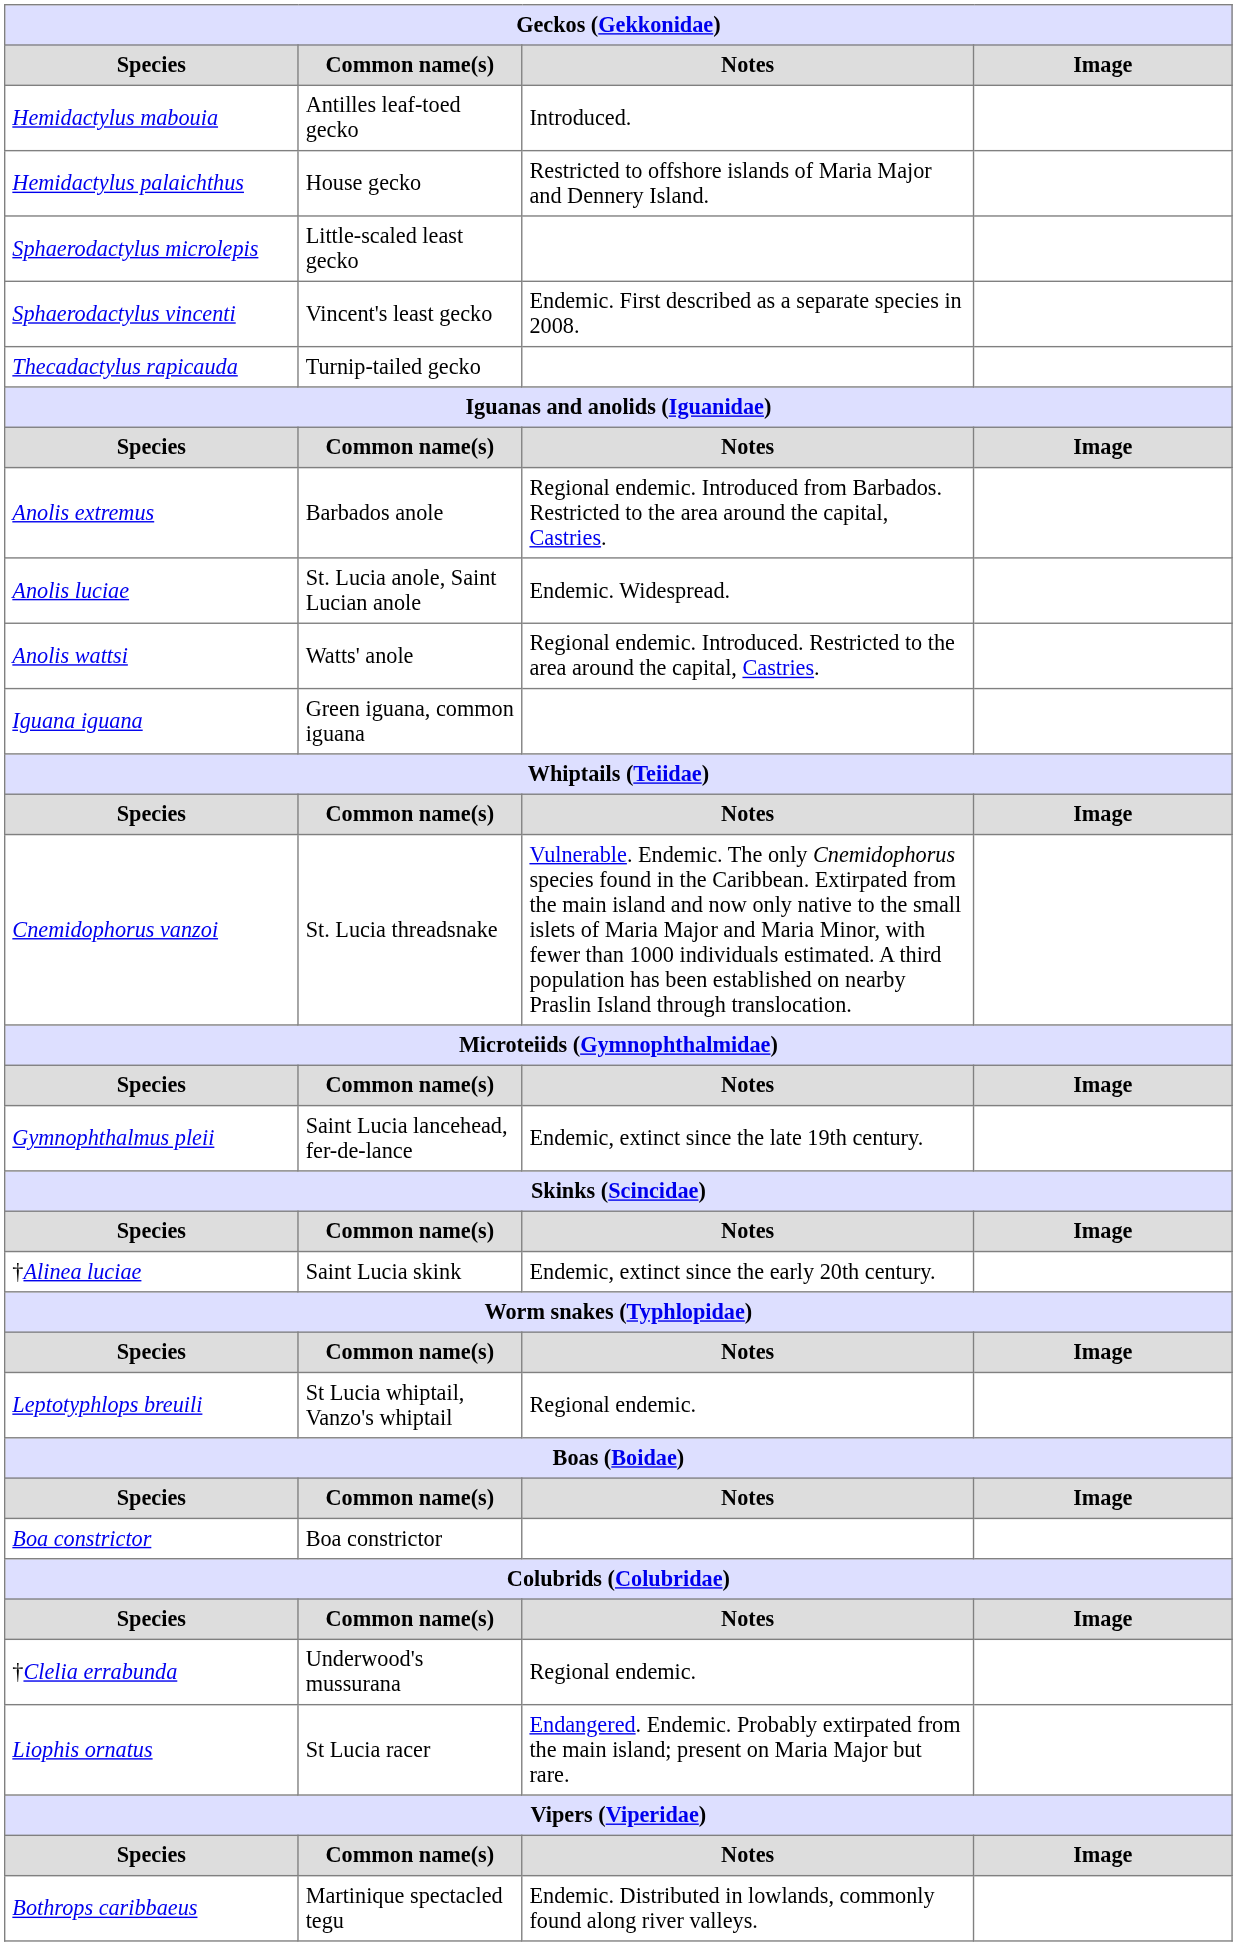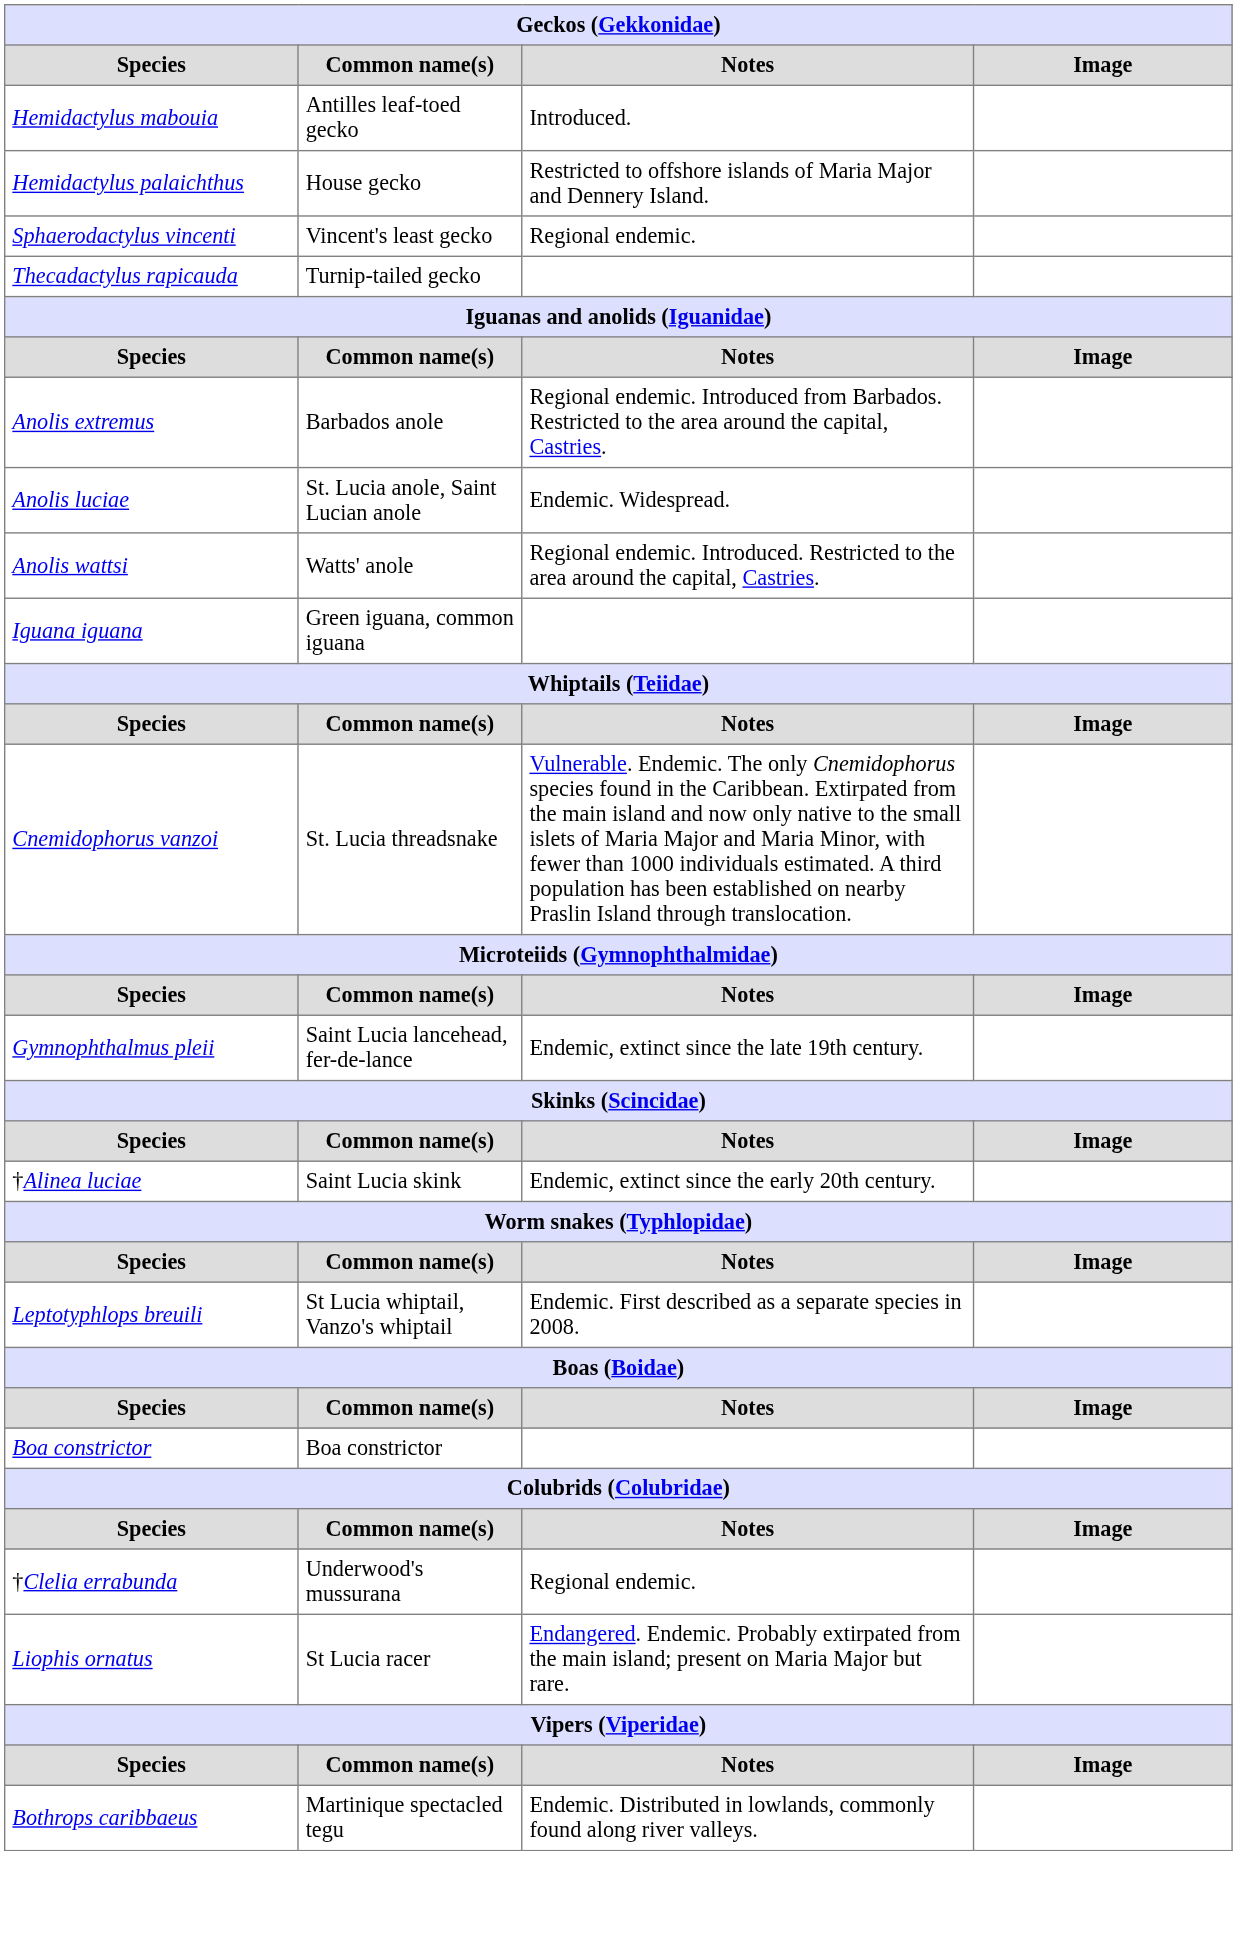- row: (135, 248)
(746, 313) Endemic. First described as a separate species in 2008. -> (613, 235) Regional endemic.
(613, 1404) Regional endemic. -> (746, 1314) Endemic. First described as a separate species in 2008.
